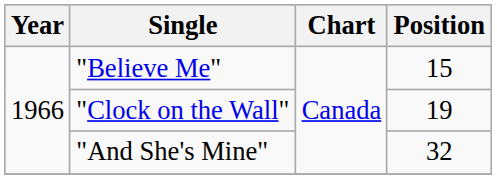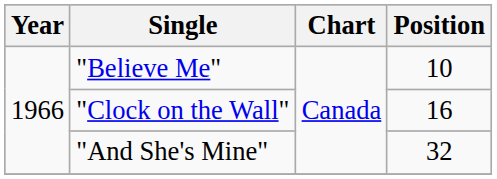(439, 67) 15 -> (439, 67) 10
(439, 109) 19 -> (439, 109) 16
